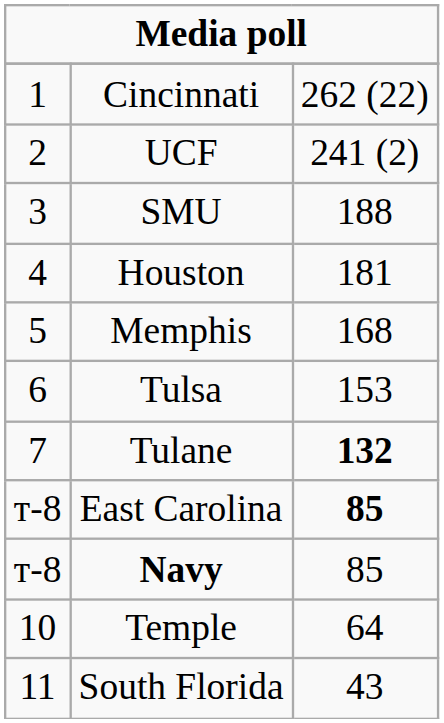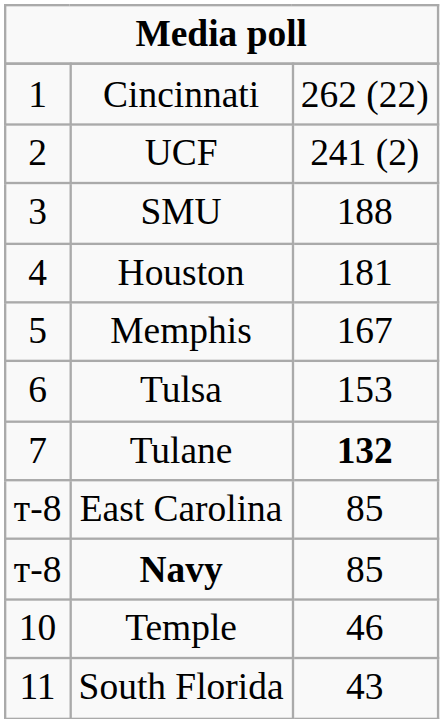(365, 331) 168 -> (365, 331) 167
(365, 509) bold -> (365, 509) normal
(365, 627) 64 -> (365, 627) 46
